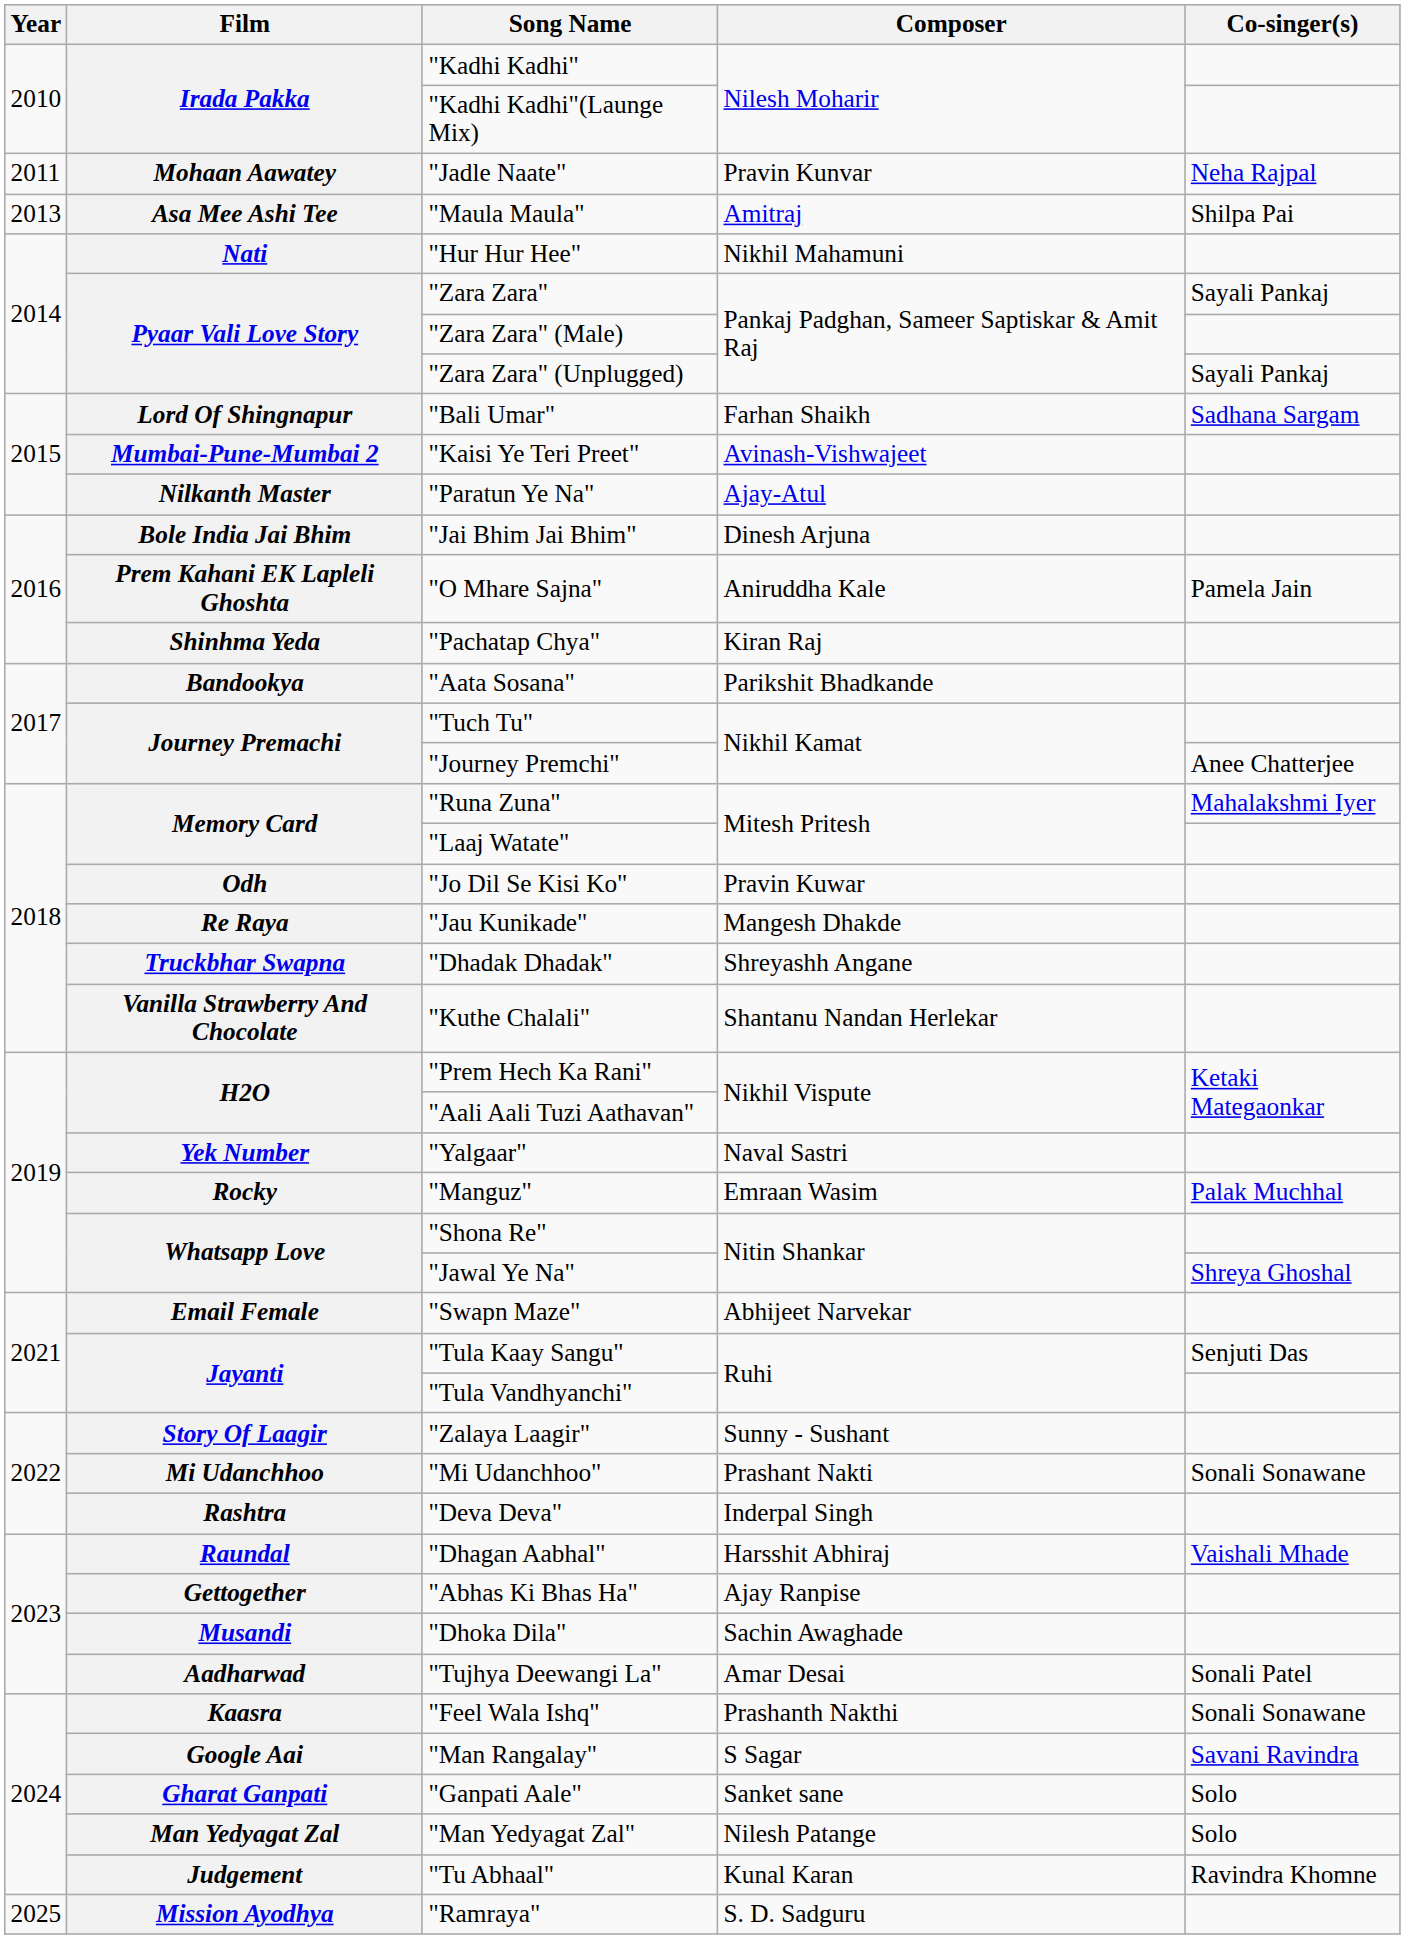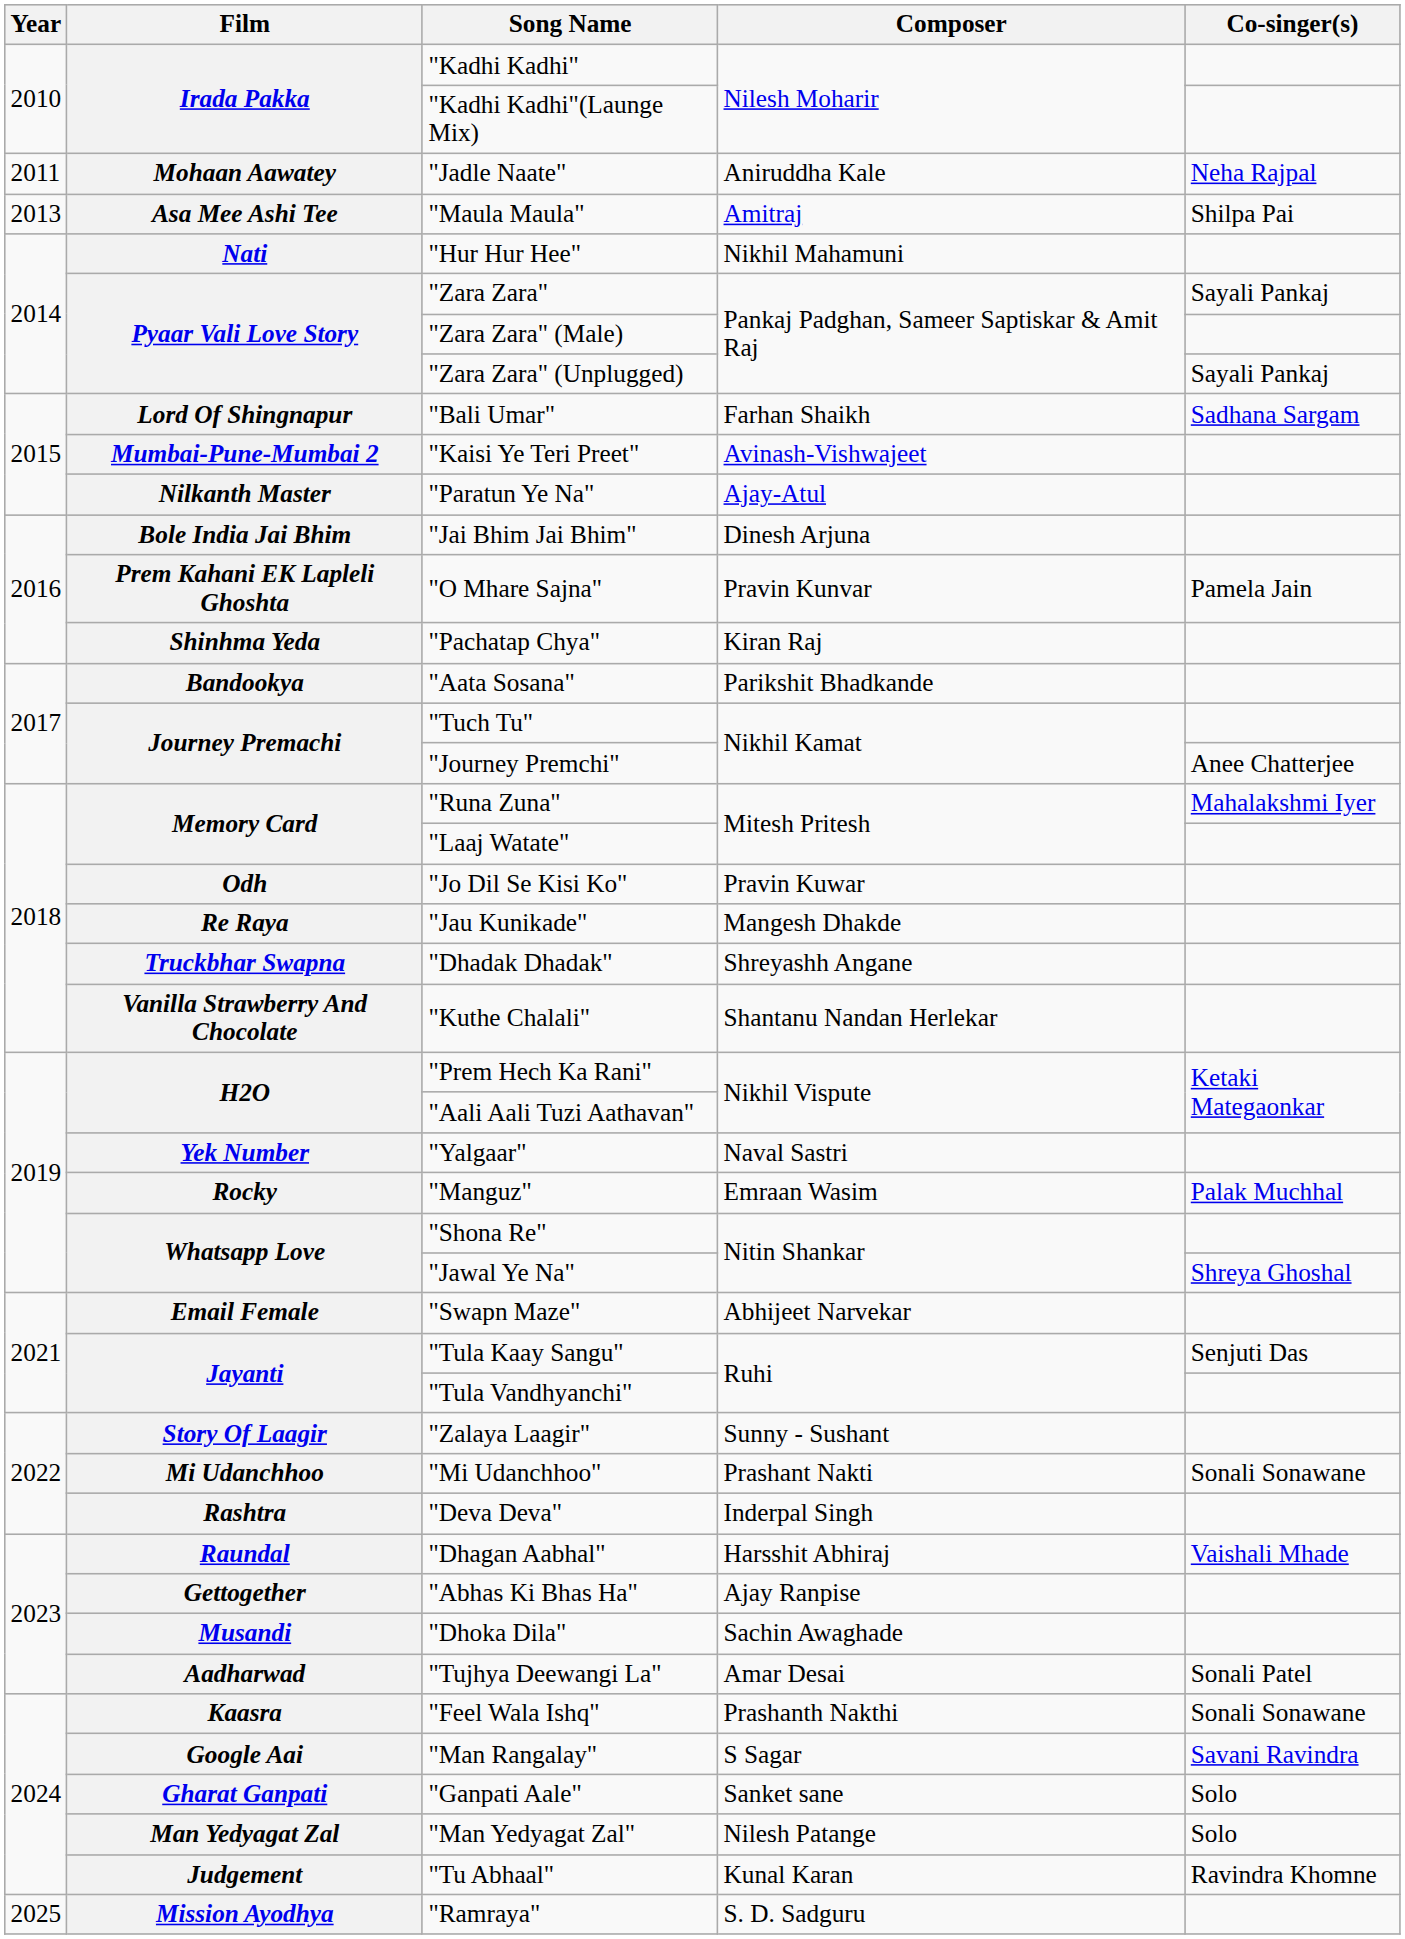(798, 173) Pravin Kunvar -> (805, 173) Aniruddha Kale
(805, 588) Aniruddha Kale -> (798, 588) Pravin Kunvar
